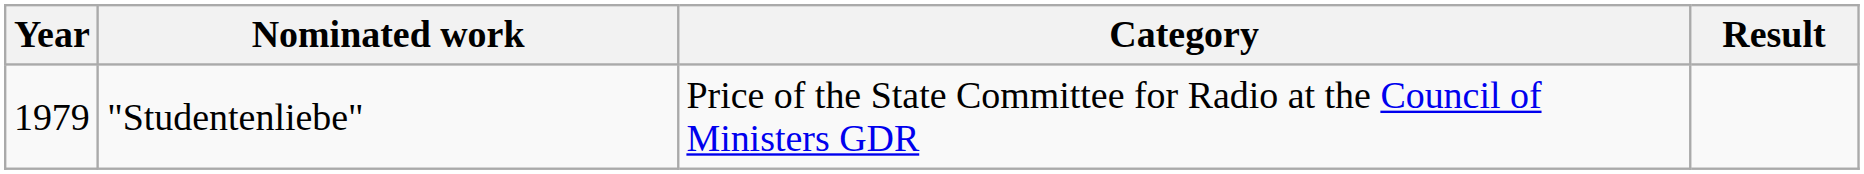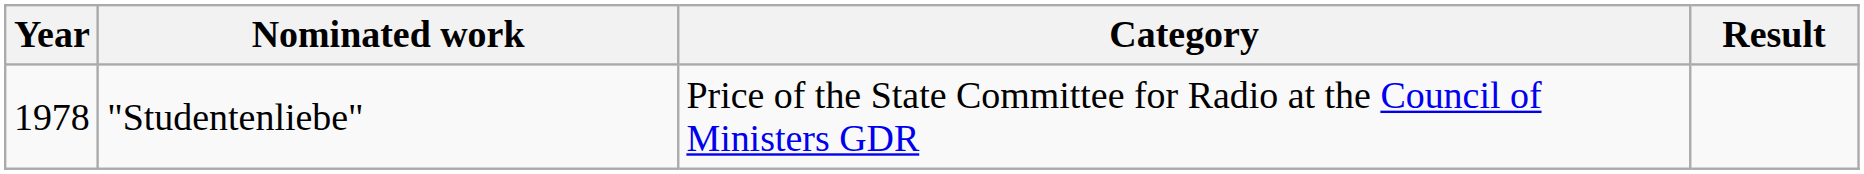(52, 116) 1979 -> (52, 116) 1978
